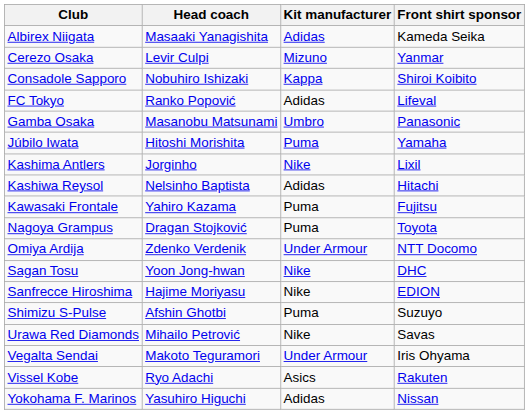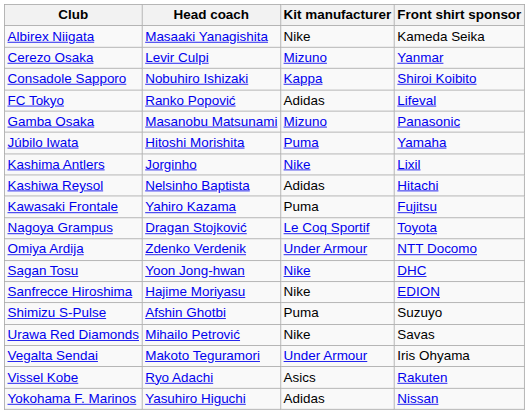(304, 36) Adidas -> (297, 36) Nike
(304, 121) Umbro -> (305, 121) Mizuno
(301, 228) Puma -> (327, 228) Le Coq Sportif
